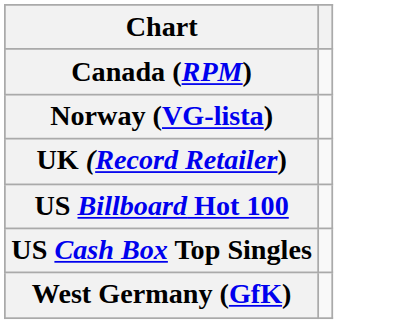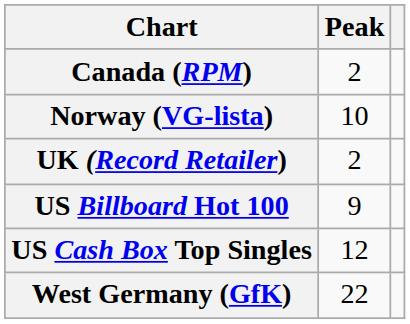+ column: (355, 26)
